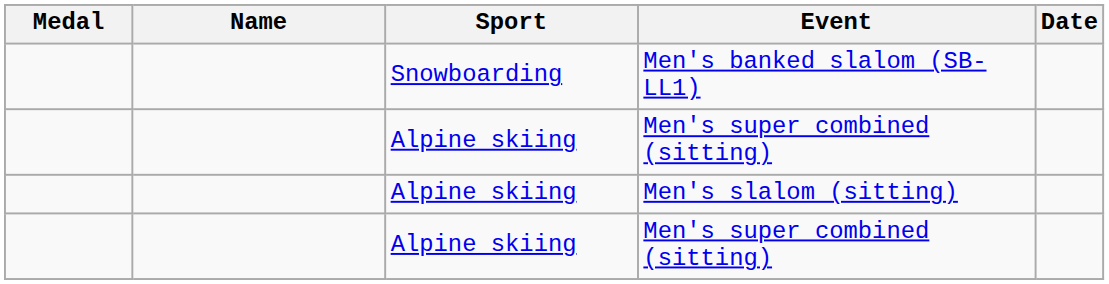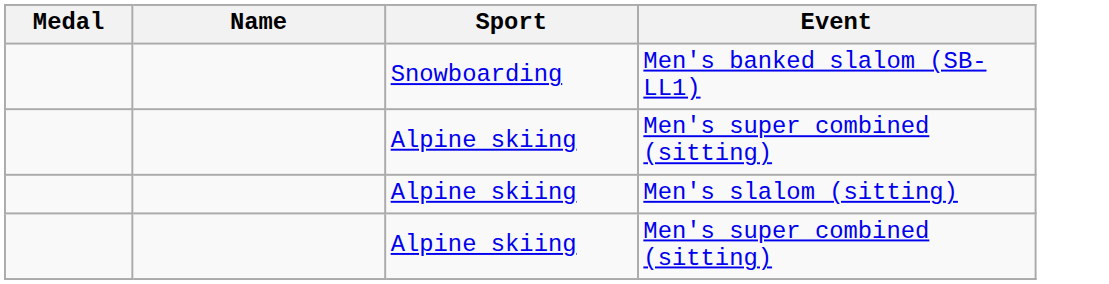- column: (1069, 25)
